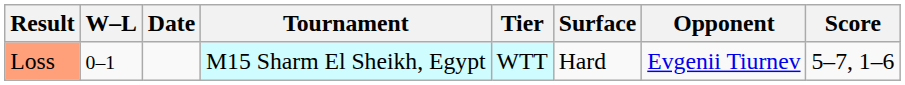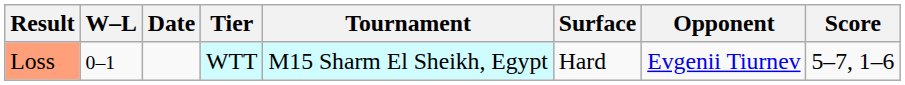columns swapped: (346, 23) <-> (522, 23)
